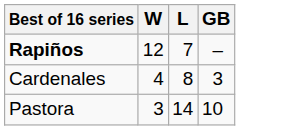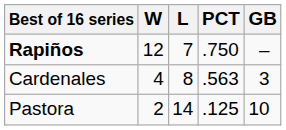+ column: (221, 19)
(153, 109) 3 -> (153, 109) 2
